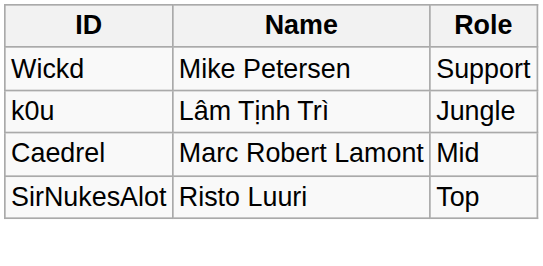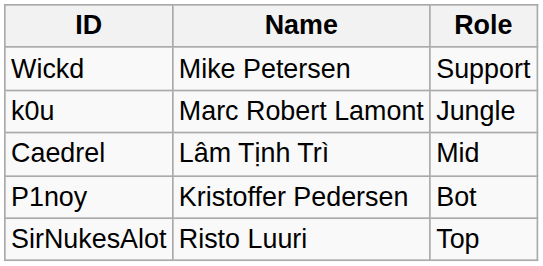(254, 111) Lâm Tịnh Trì -> (301, 111) Marc Robert Lamont
(301, 153) Marc Robert Lamont -> (254, 153) Lâm Tịnh Trì
+ row: (49, 196)
